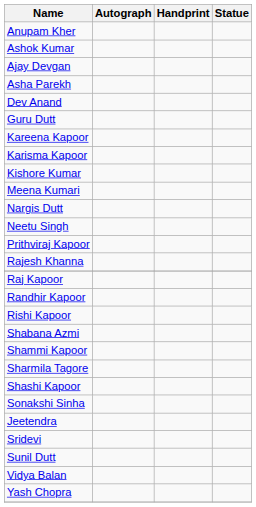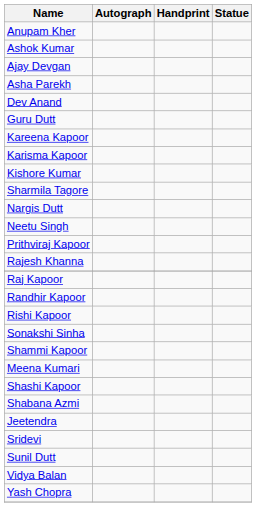rows swapped: (43, 191) <-> (48, 368)
rows swapped: (43, 333) <-> (46, 404)
